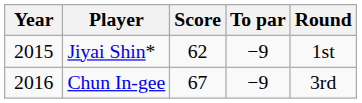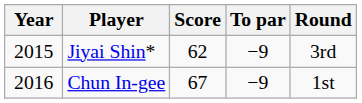(323, 51) 1st -> (323, 51) 3rd
(323, 82) 3rd -> (323, 82) 1st
